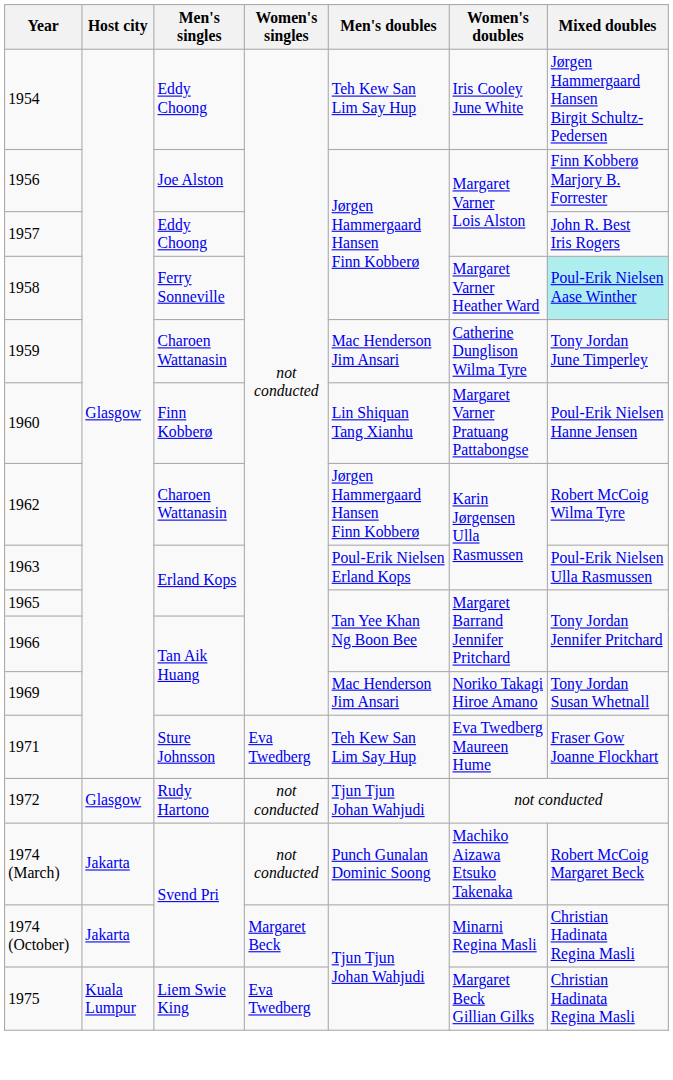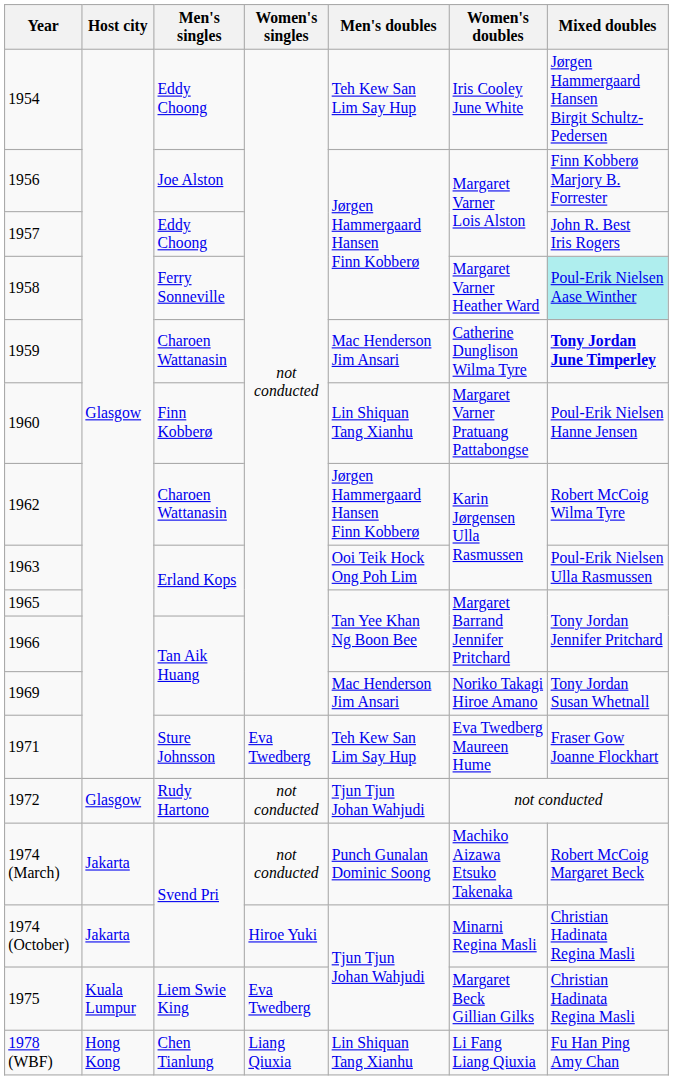(599, 351) normal -> (603, 351) bold
(388, 567) Poul-Erik Nielsen Erland Kops -> (378, 567) Ooi Teik Hock Ong Poh Lim
(277, 936) Margaret Beck -> (283, 936) Hiroe Yuki
+ row: (30, 1052)
